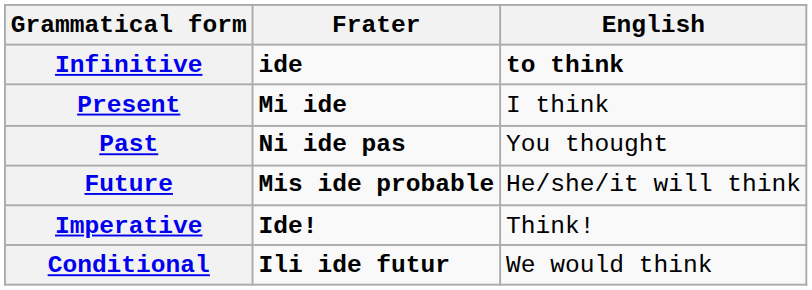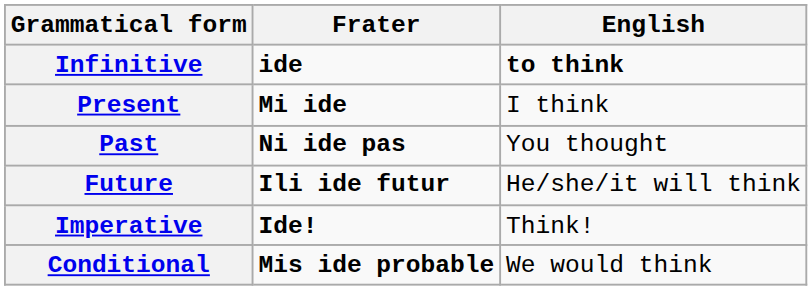(376, 185) Mis ide probable -> (354, 185) Ili ide futur
(354, 265) Ili ide futur -> (376, 265) Mis ide probable
